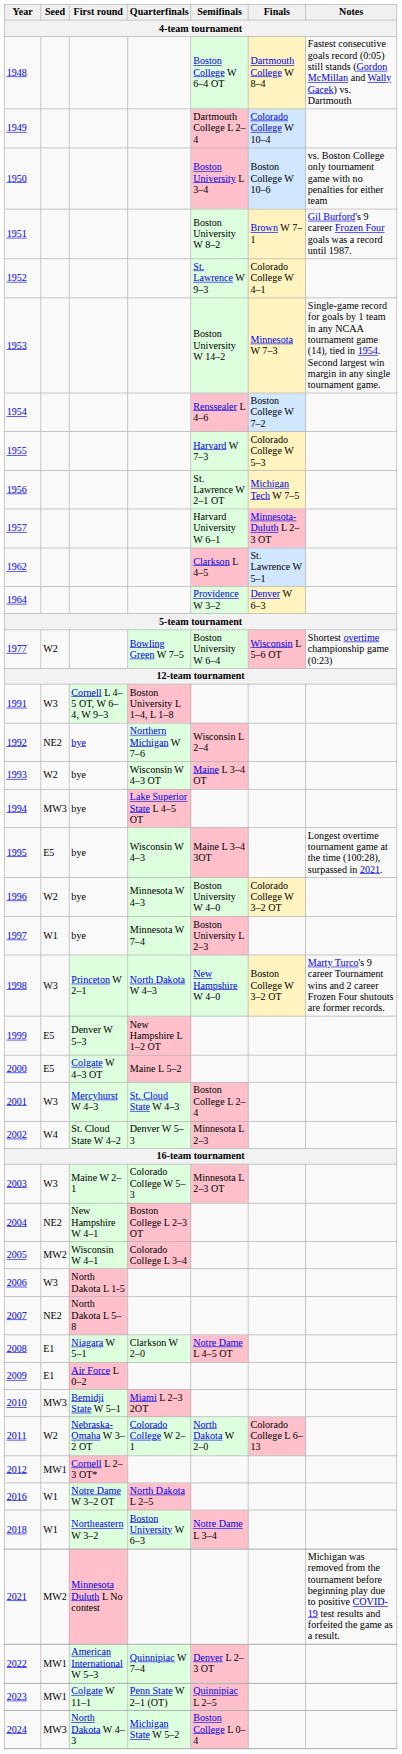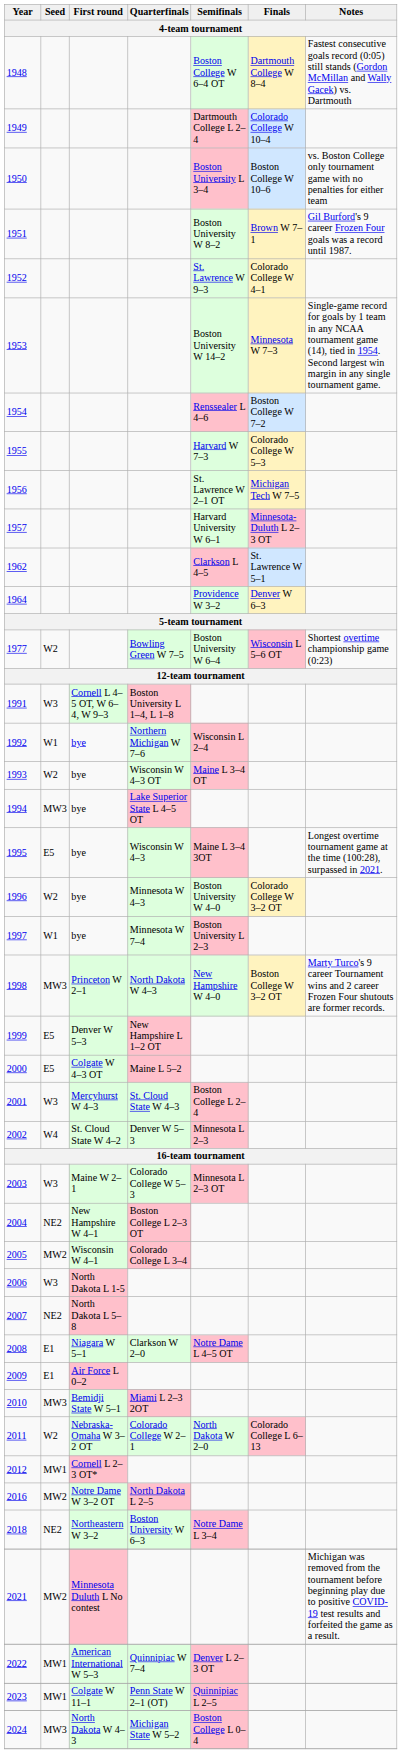(52, 742) NE2 -> (50, 742) W1
(50, 985) W3 -> (55, 985) MW3
(50, 1496) W1 -> (55, 1496) MW2
(50, 1529) W1 -> (52, 1529) NE2
